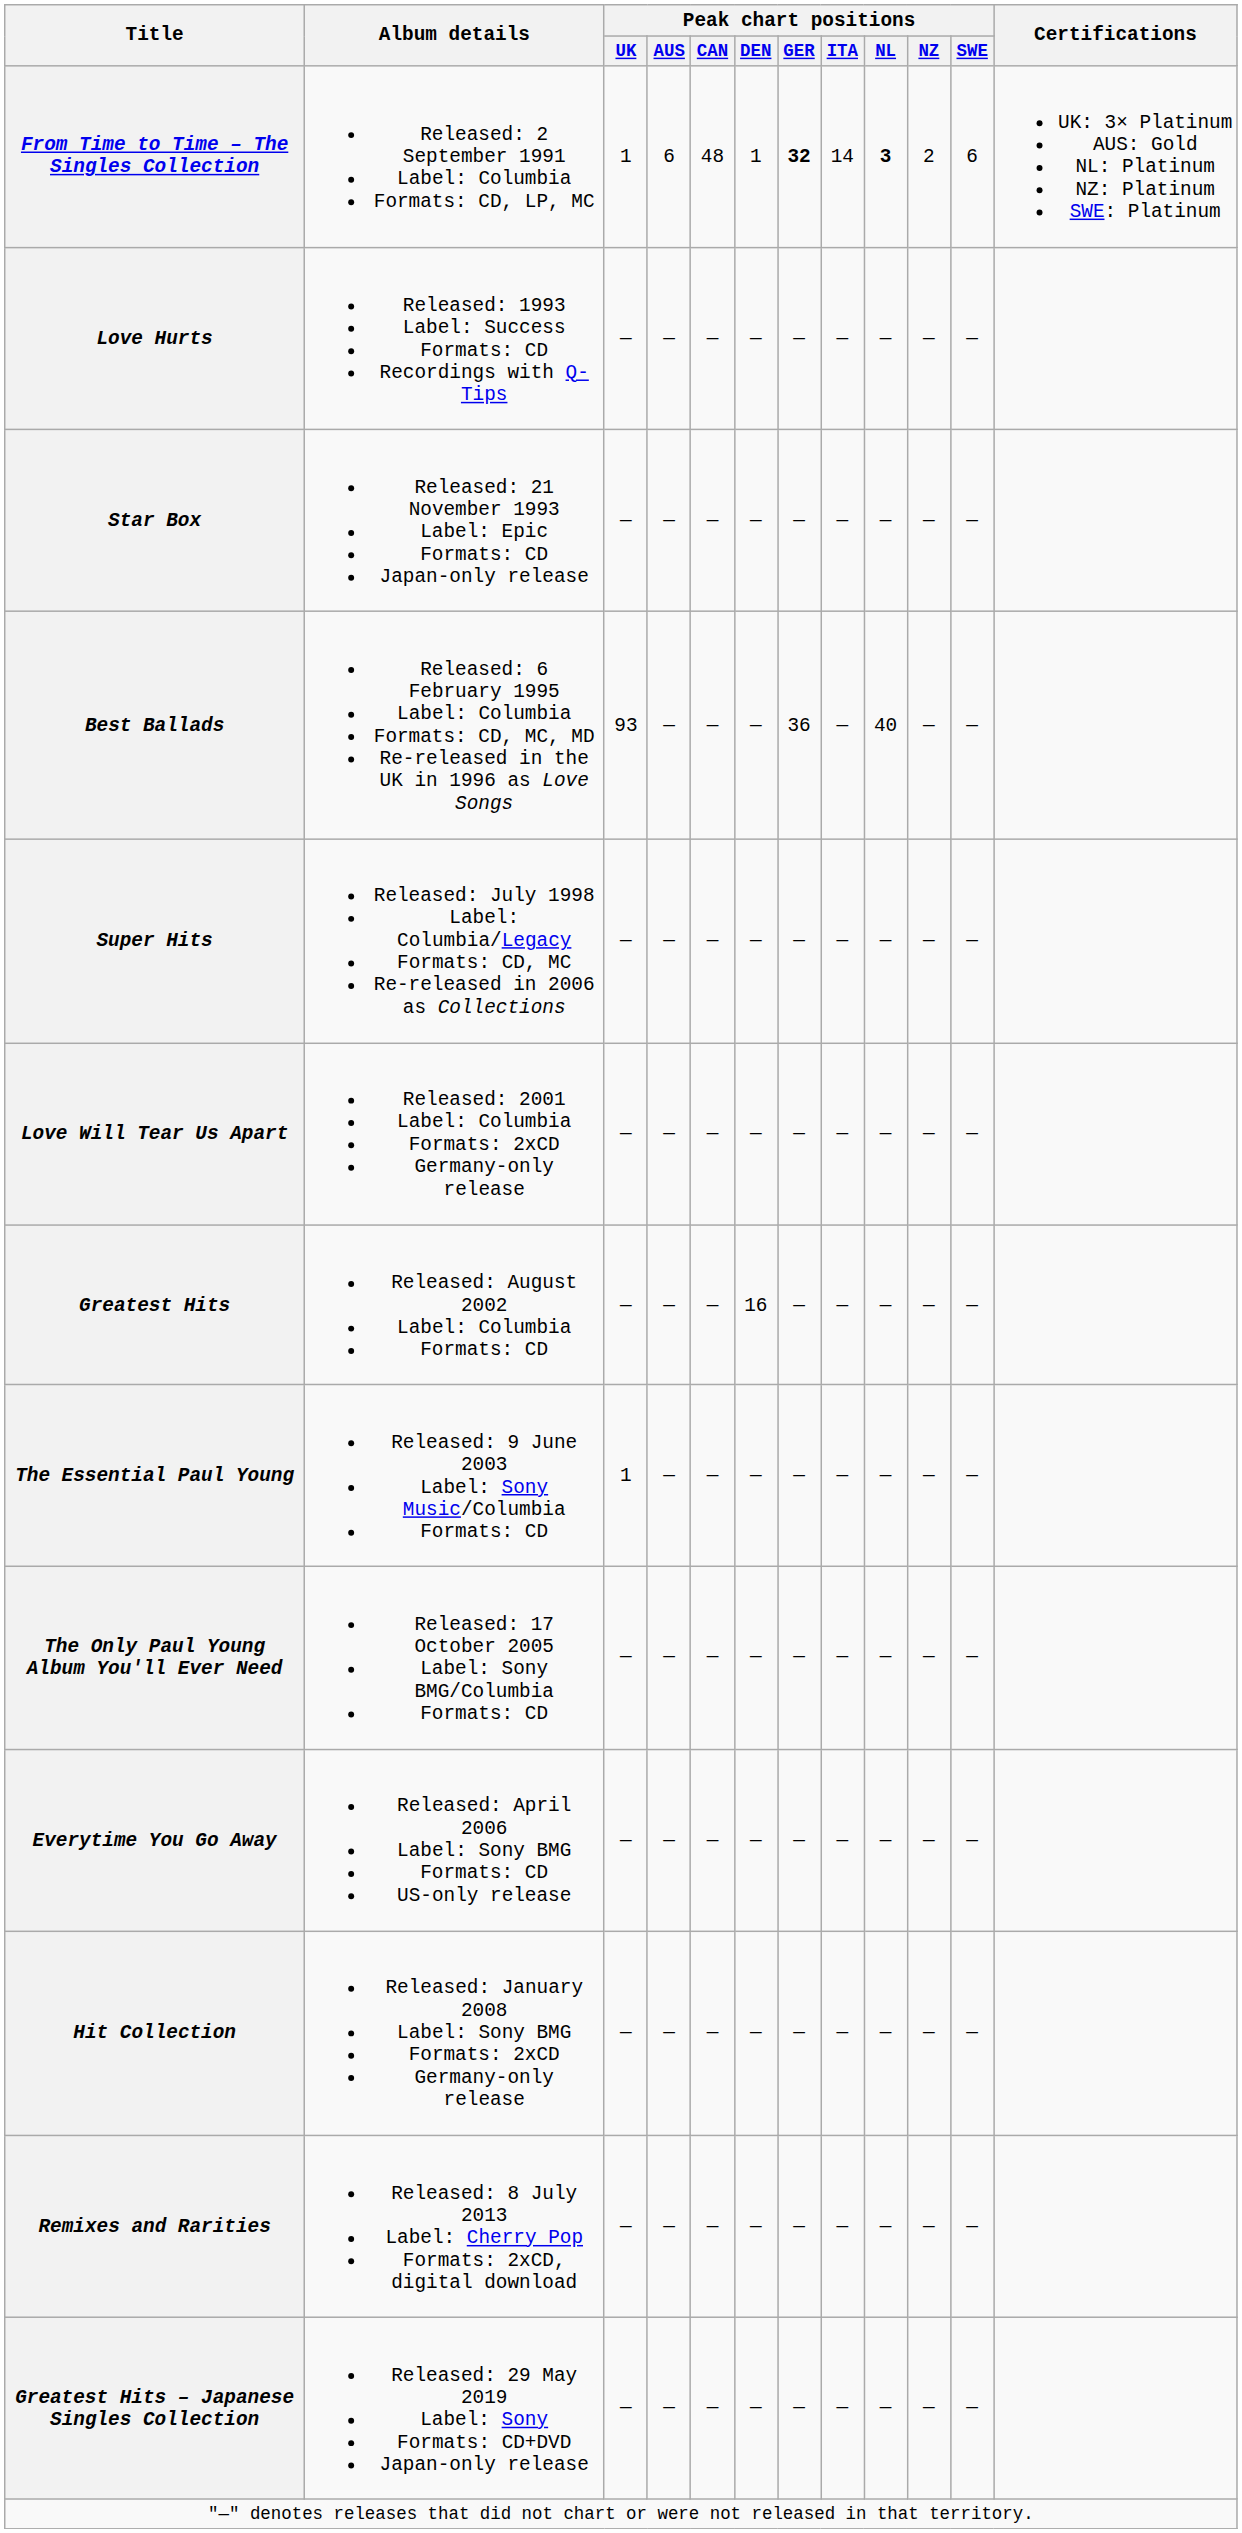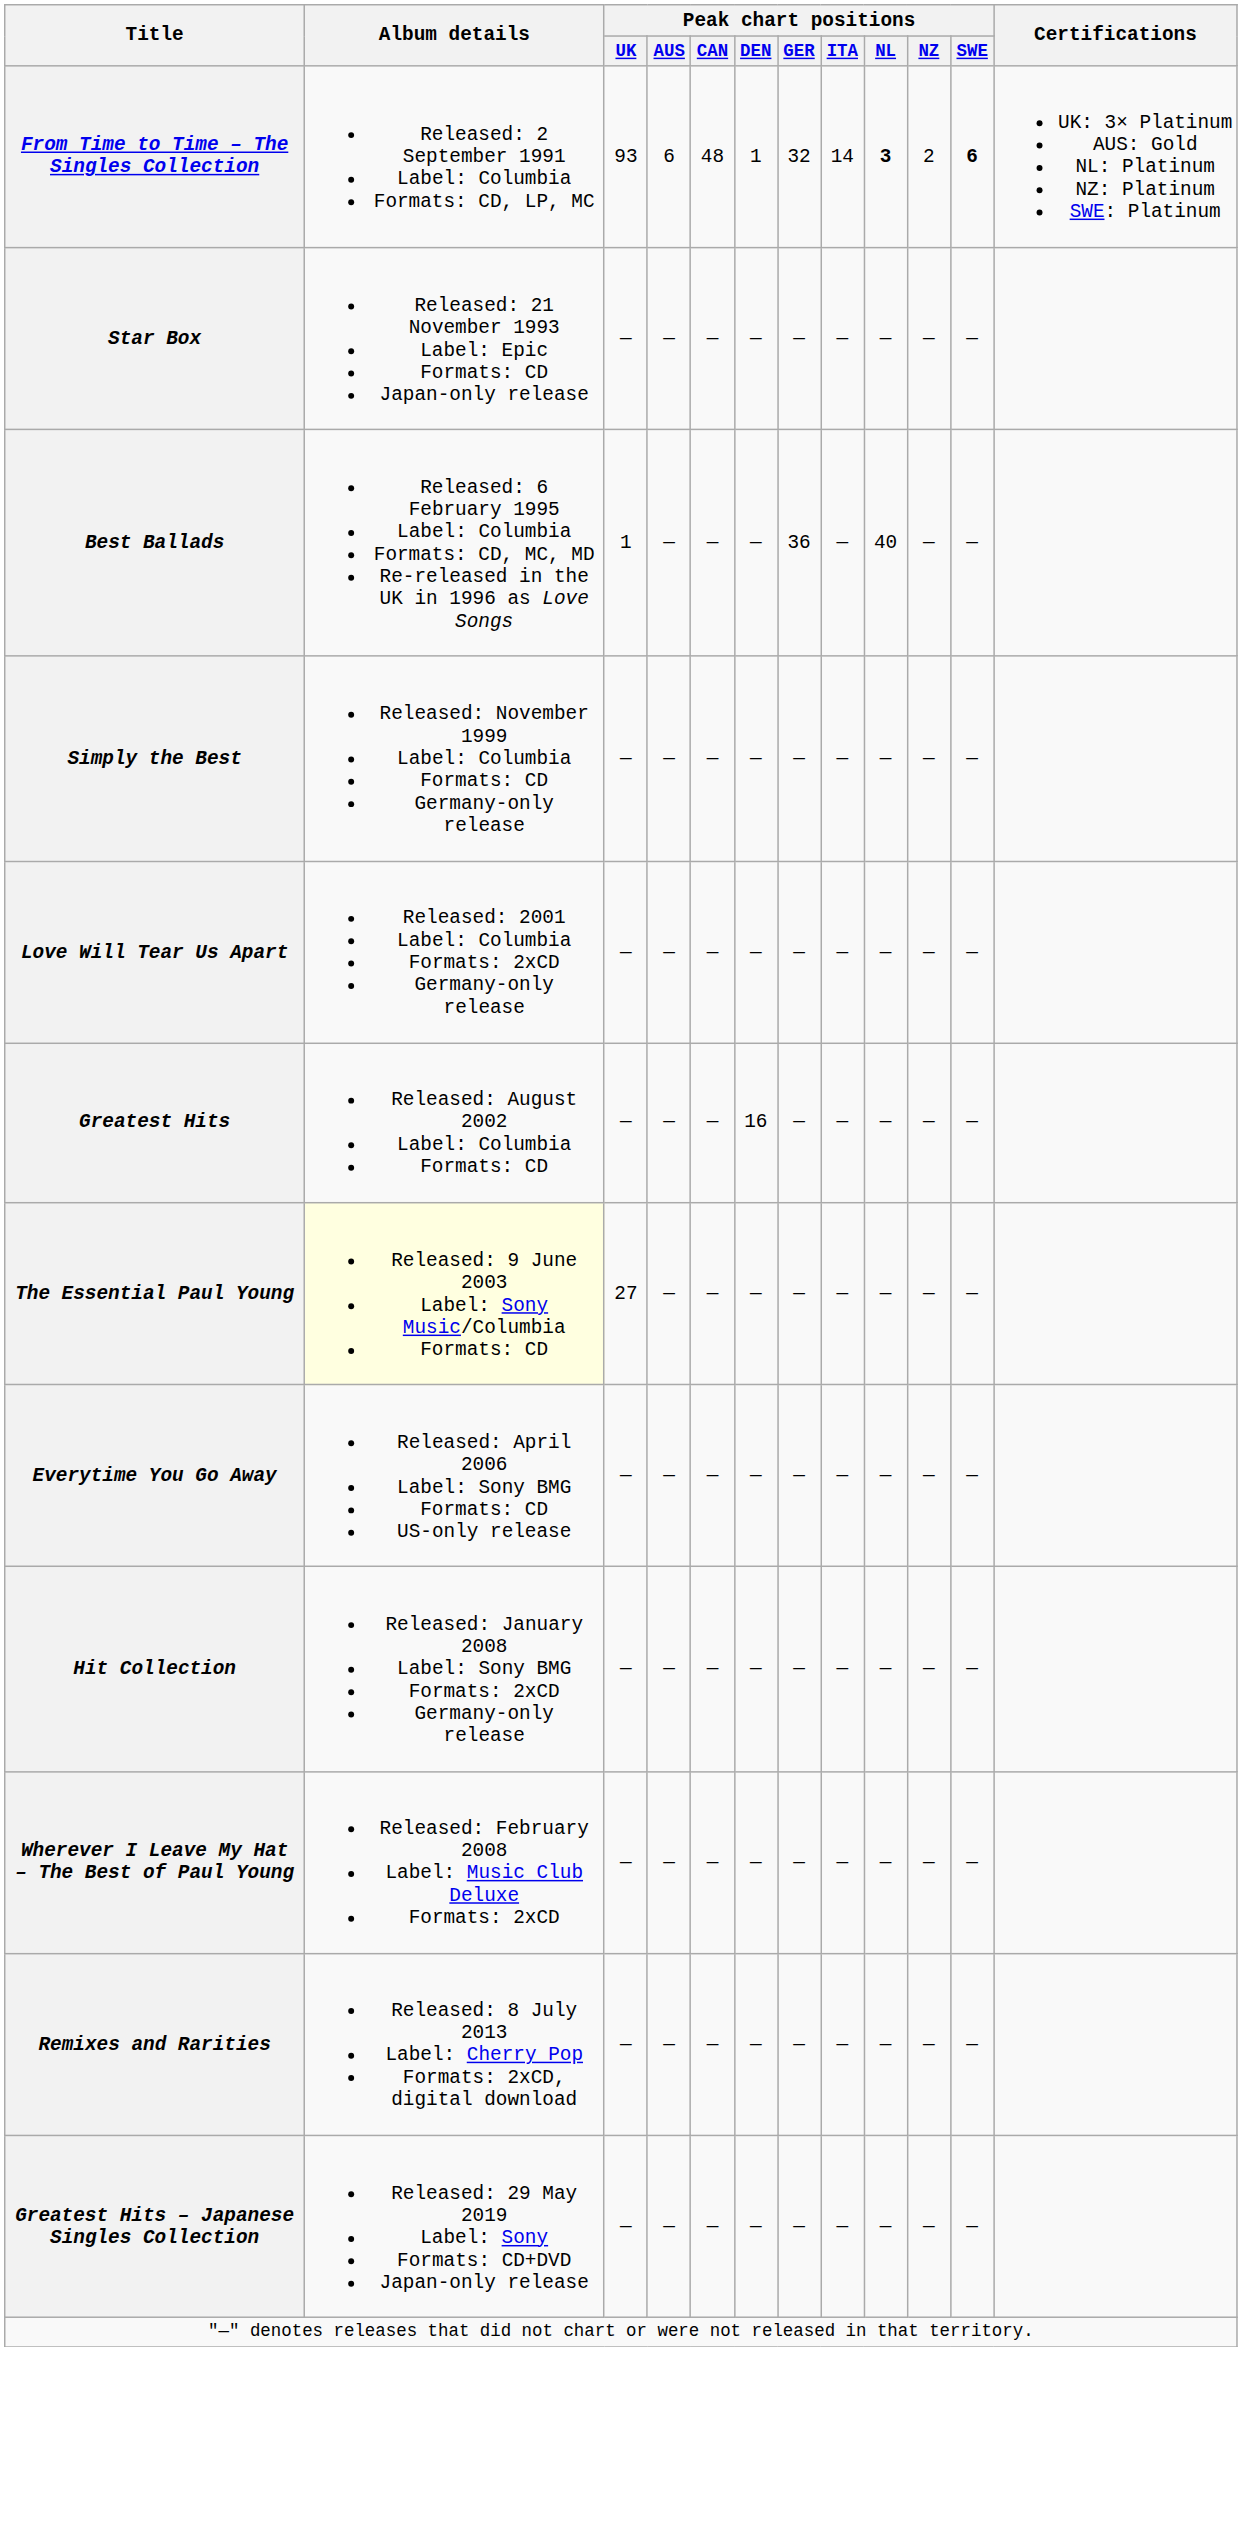(626, 157) 1 -> (626, 157) 93
(799, 157) bold -> (799, 157) normal
(972, 157) normal -> (972, 157) bold
- row: (155, 339)
(626, 725) 93 -> (626, 543) 1
- row: (155, 941)
+ row: (155, 759)
(454, 1487) no background -> (454, 1305) lightyellow background
(626, 1476) 1 -> (626, 1294) 27
- row: (155, 1658)
+ row: (155, 1862)
